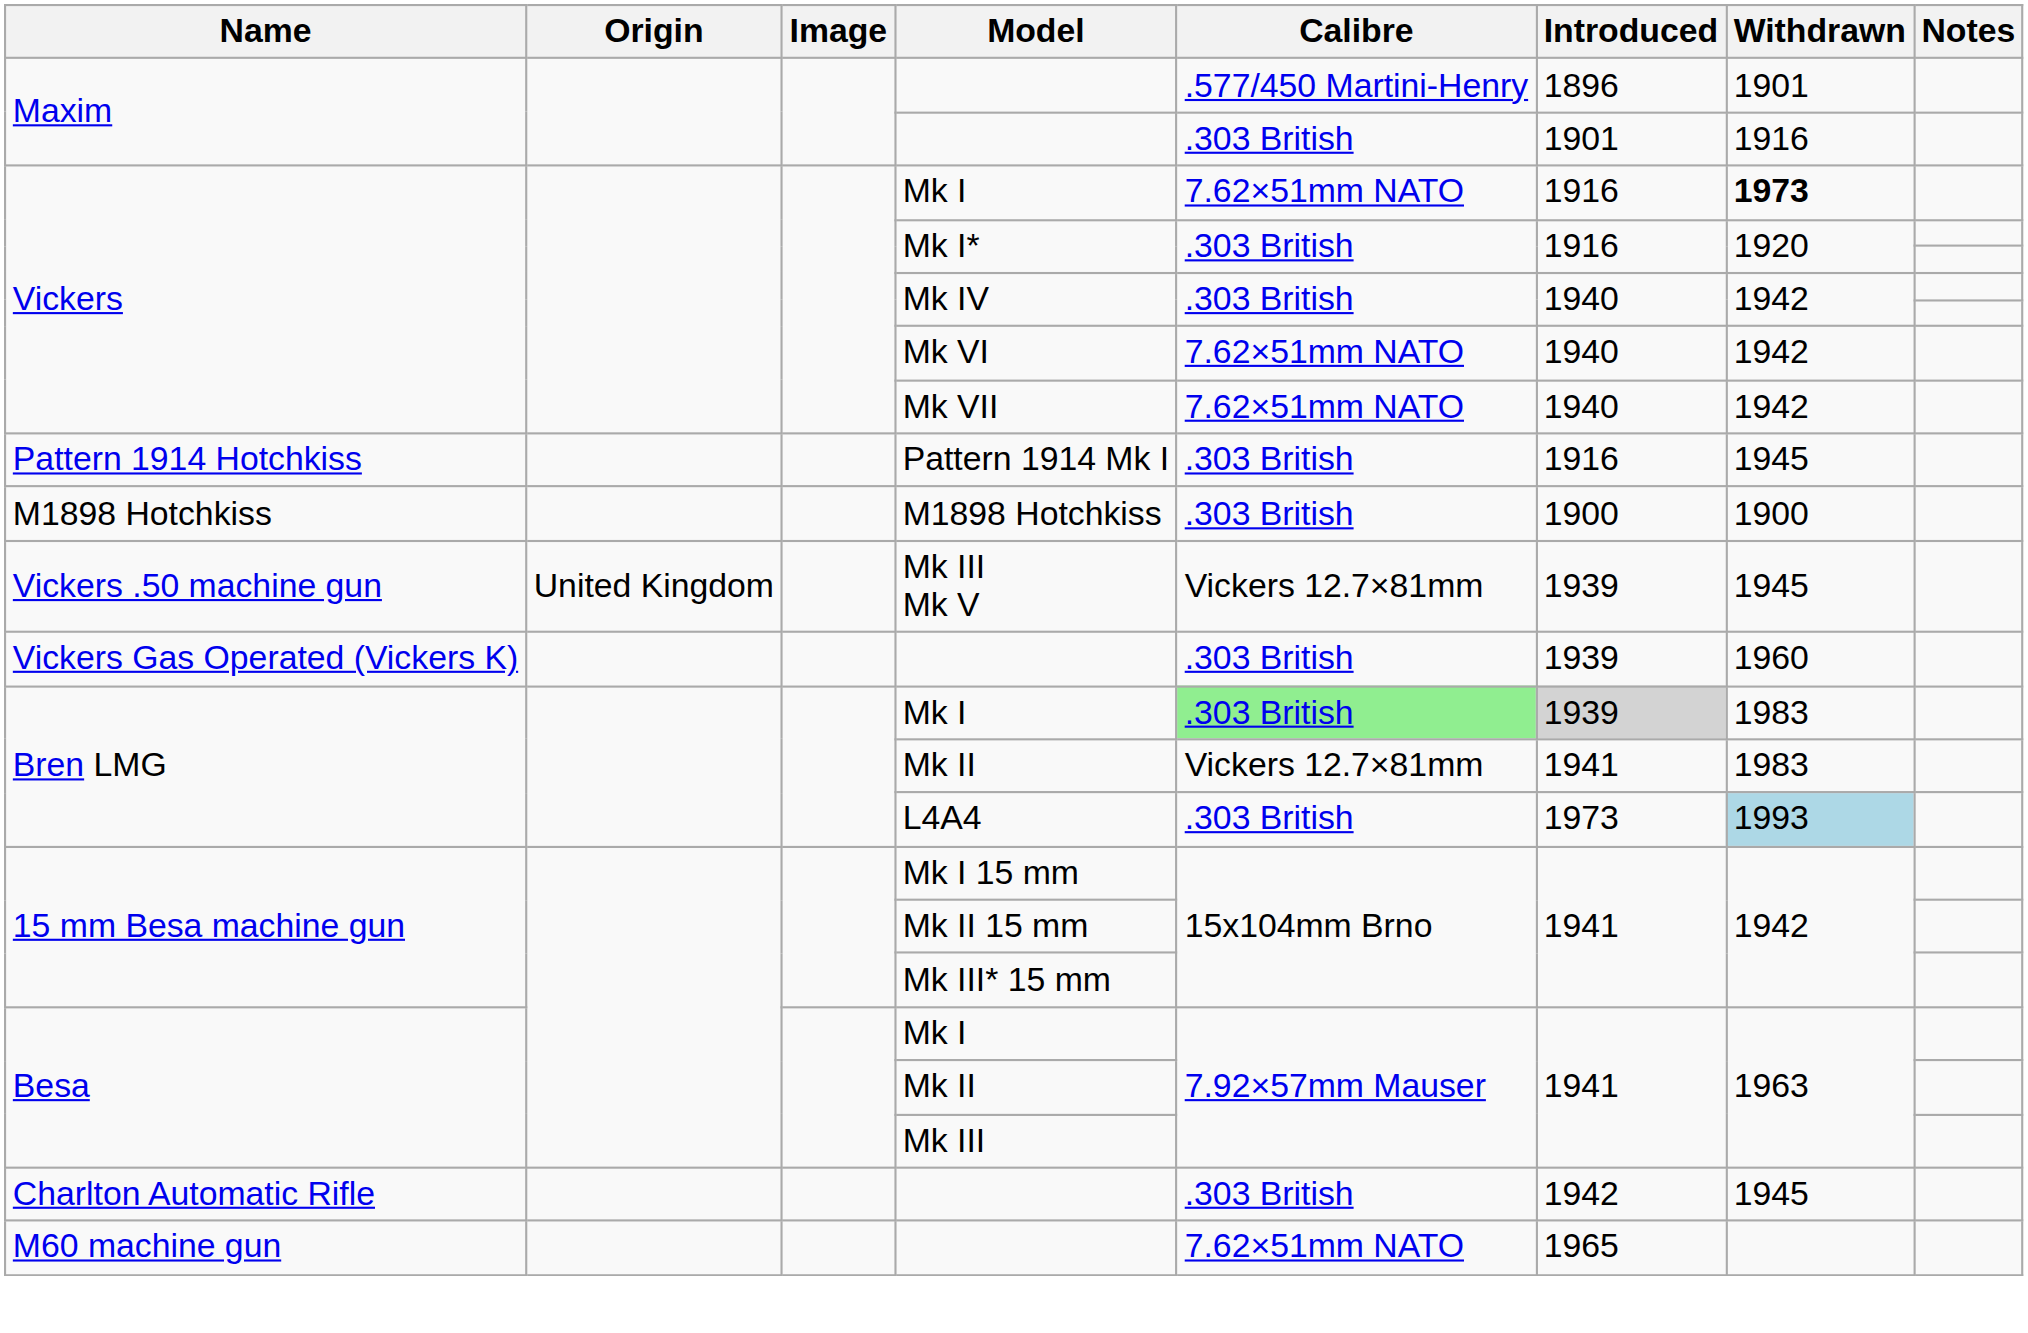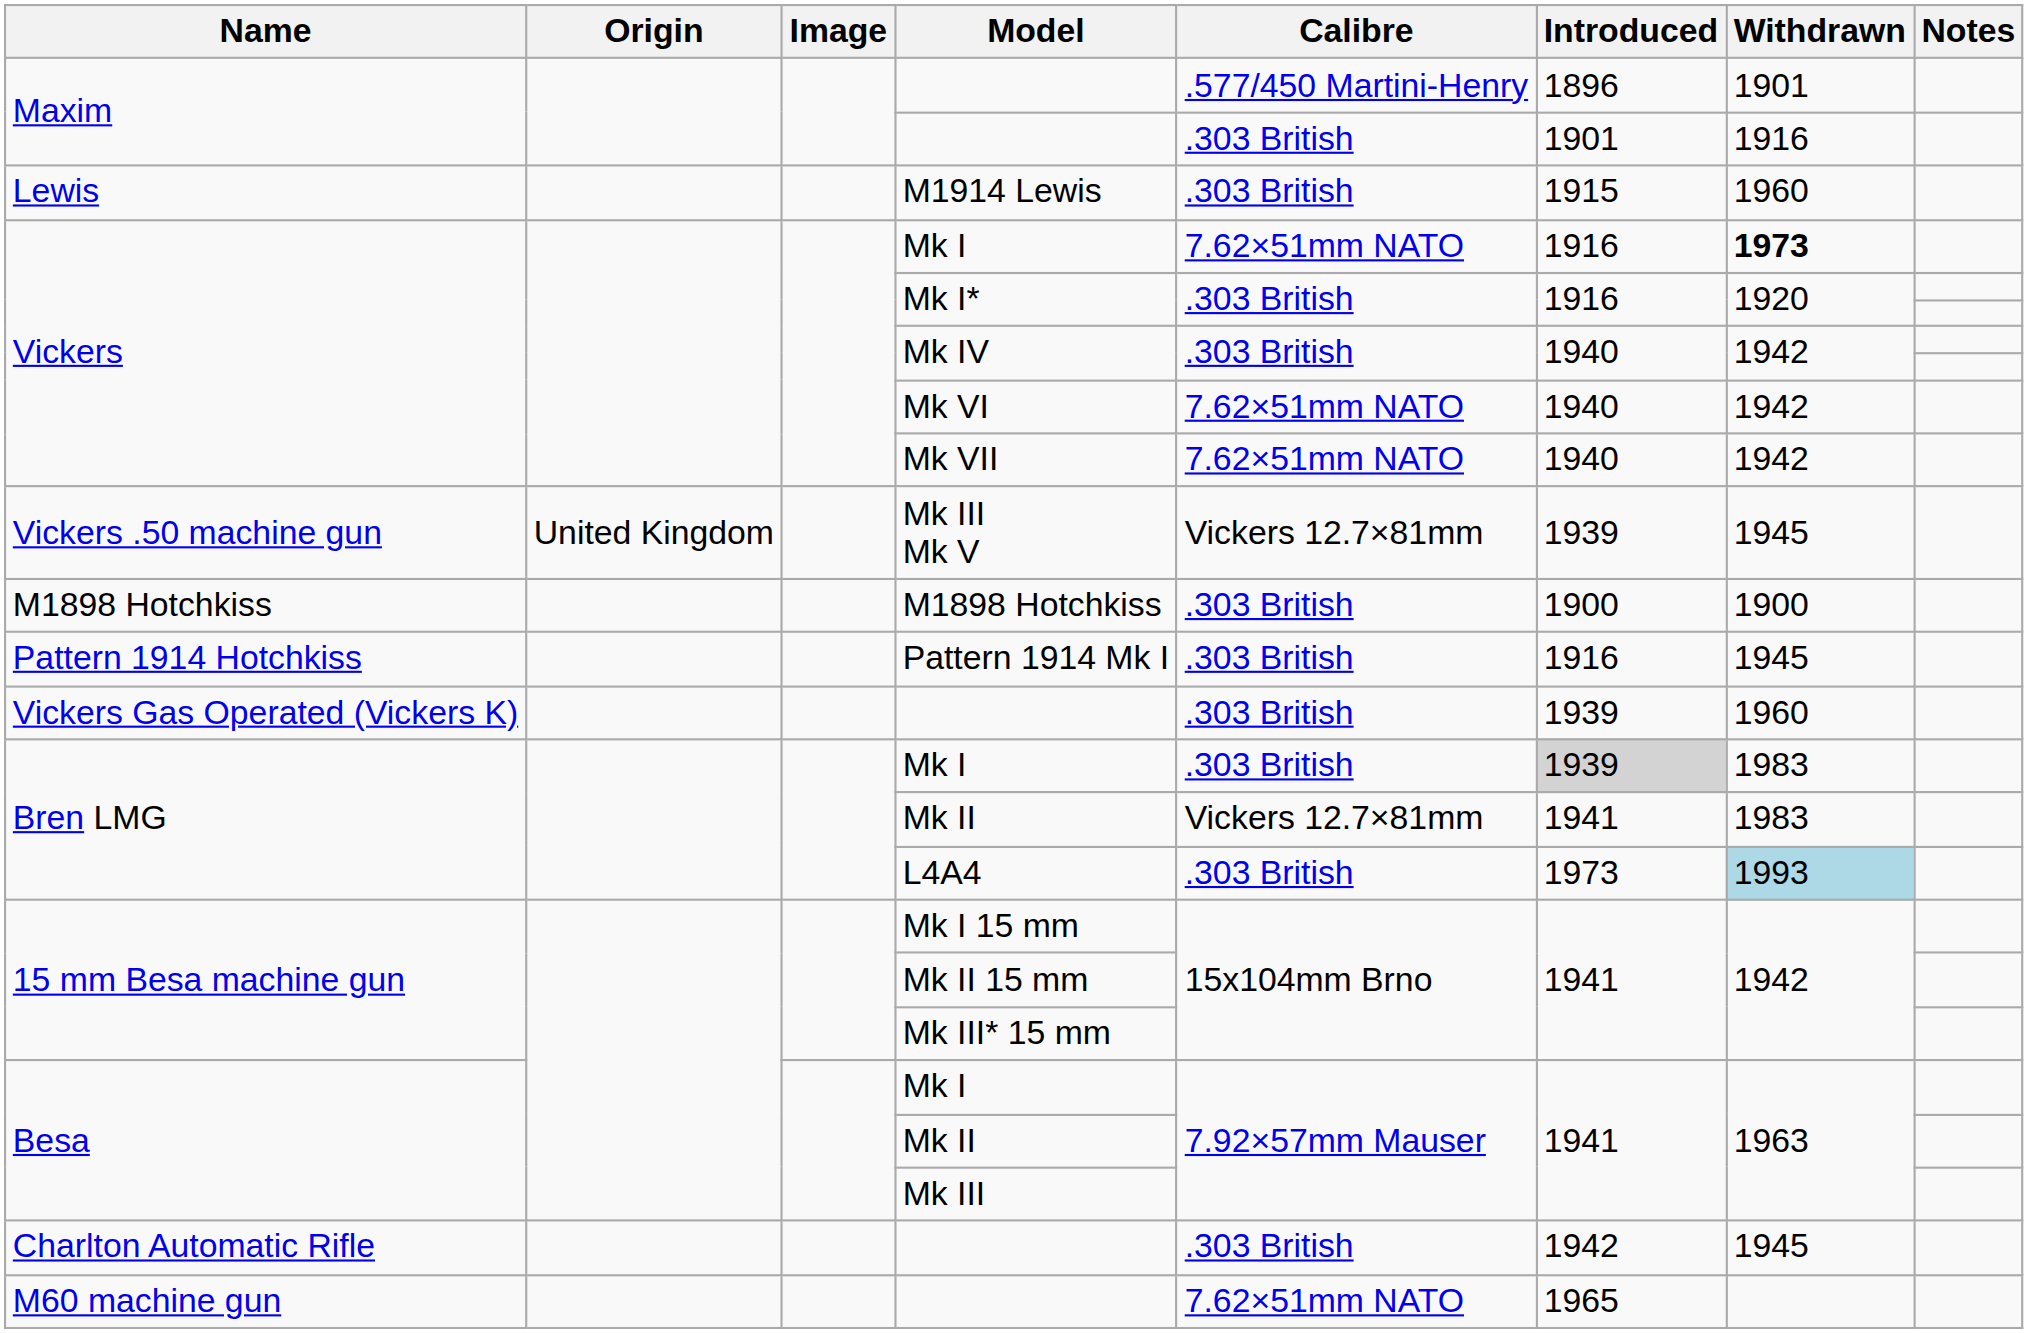+ row: (56, 191)
rows swapped: (197, 585) <-> (187, 459)
(1269, 711) lightgreen background -> (1269, 765) no background
